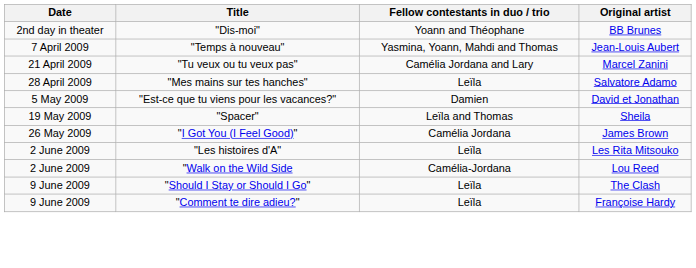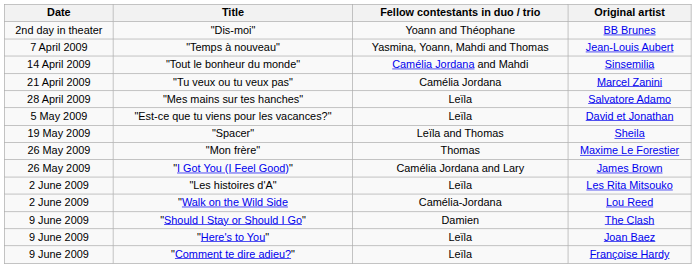+ row: (233, 64)
(469, 64) Camélia Jordana and Lary -> (460, 82) Camélia Jordana
(469, 99) Damien -> (460, 116) Leïla
+ row: (233, 151)
(469, 133) Camélia Jordana -> (460, 168) Camélia Jordana and Lary
(469, 185) Leïla -> (460, 220) Damien
+ row: (233, 237)
